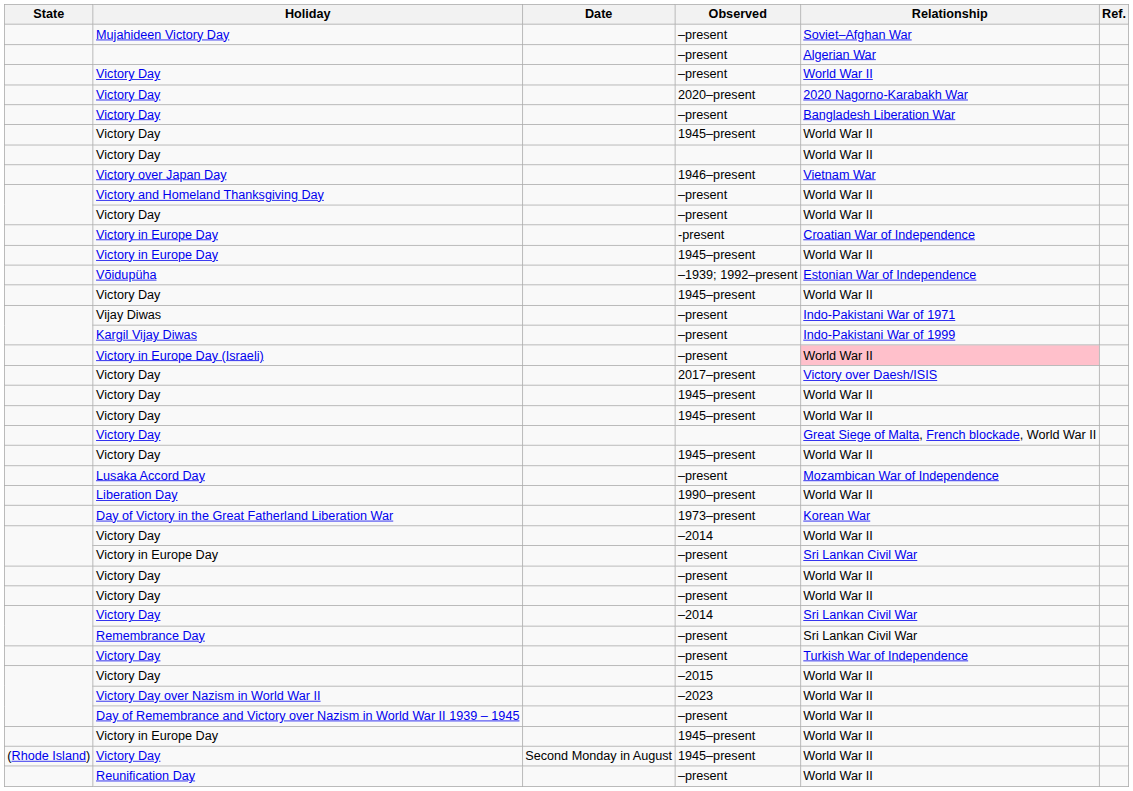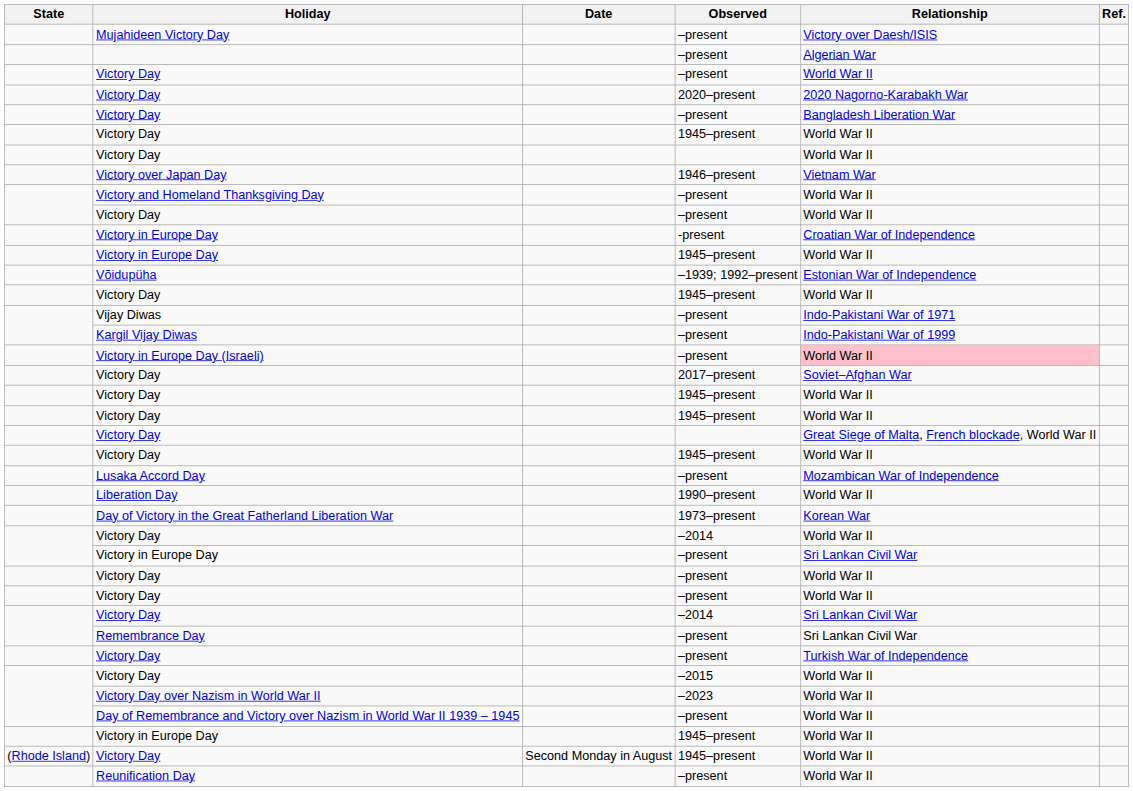(857, 34) Soviet–Afghan War -> (870, 34) Victory over Daesh/ISIS
(870, 375) Victory over Daesh/ISIS -> (857, 375) Soviet–Afghan War
